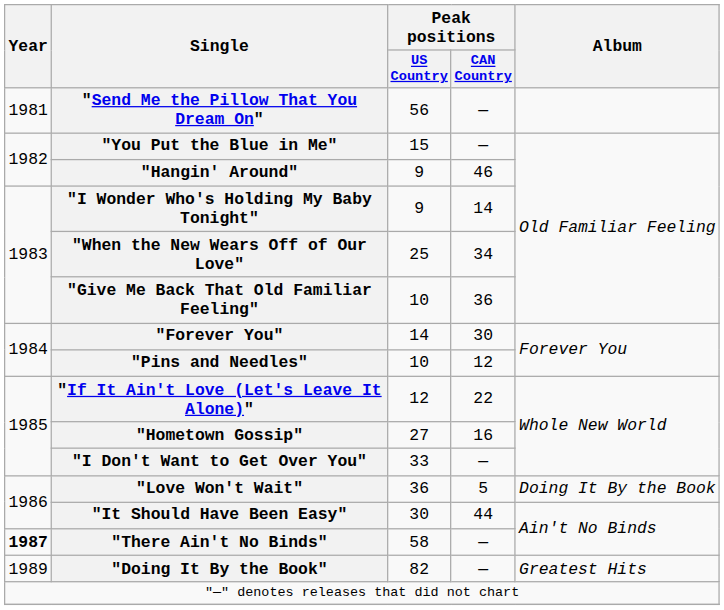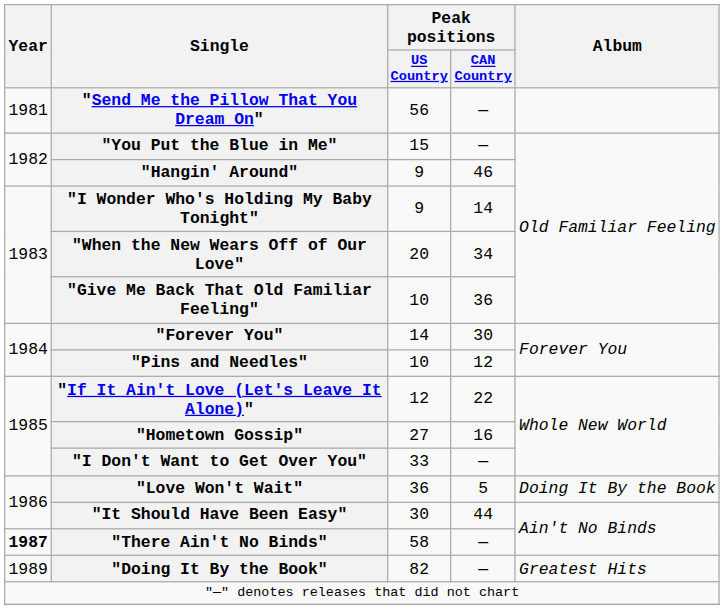(419, 255) 25 -> (419, 255) 20
